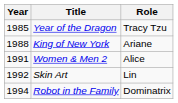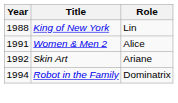- row: (75, 28)
(138, 43) Ariane -> (130, 28) Lin
(130, 75) Lin -> (138, 59) Ariane
